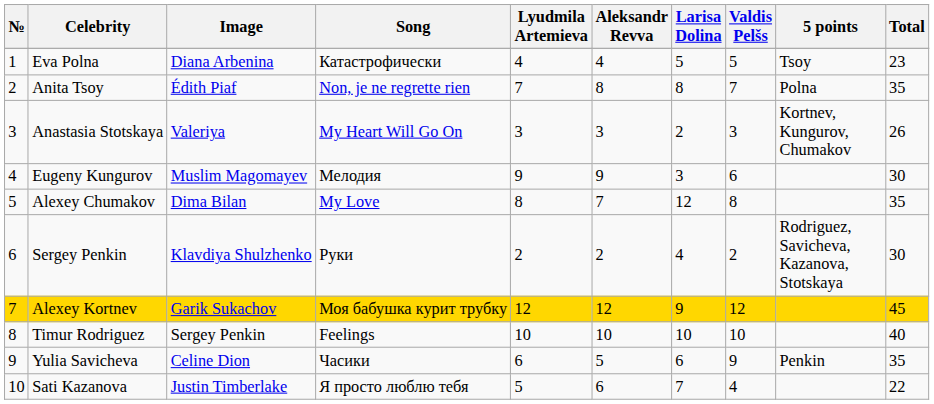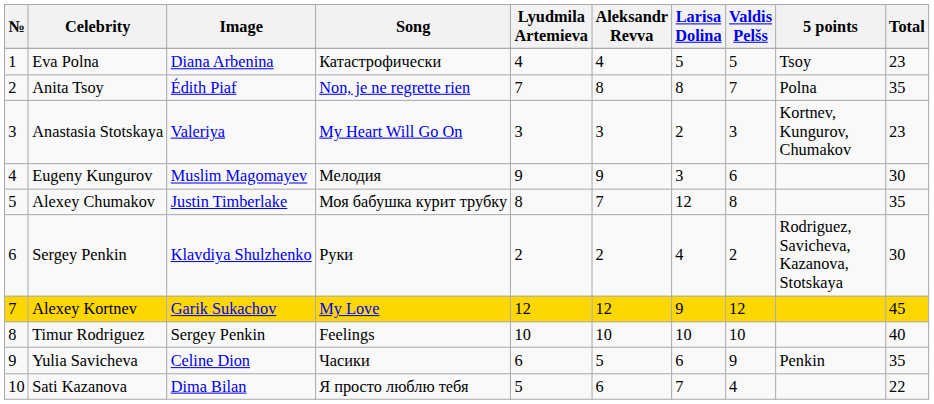(897, 131) 26 -> (897, 131) 23
(209, 201) Dima Bilan -> (229, 201) Justin Timberlake
(349, 201) My Love -> (413, 201) Моя бабушка курит трубку
(413, 308) Моя бабушка курит трубку -> (349, 308) My Love
(229, 386) Justin Timberlake -> (209, 386) Dima Bilan
